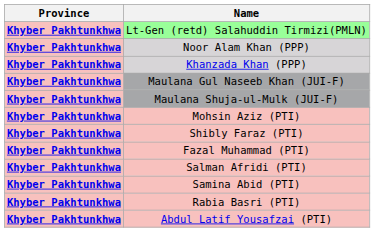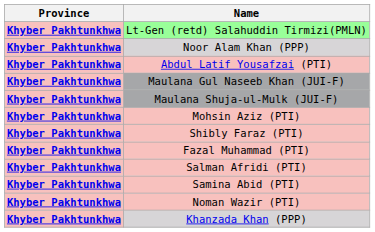rows swapped: (246, 64) <-> (246, 219)
- row: (246, 202)
+ row: (246, 202)
